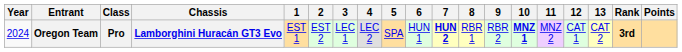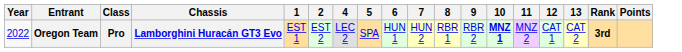- column: (345, 12)
(18, 33) 2024 -> (18, 33) 2022
(446, 33) bold -> (421, 33) normal
